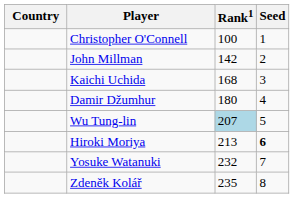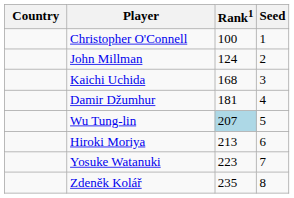(228, 59) 142 -> (228, 59) 124
(228, 100) 180 -> (228, 100) 181
(263, 141) bold -> (263, 141) normal
(228, 162) 232 -> (228, 162) 223
